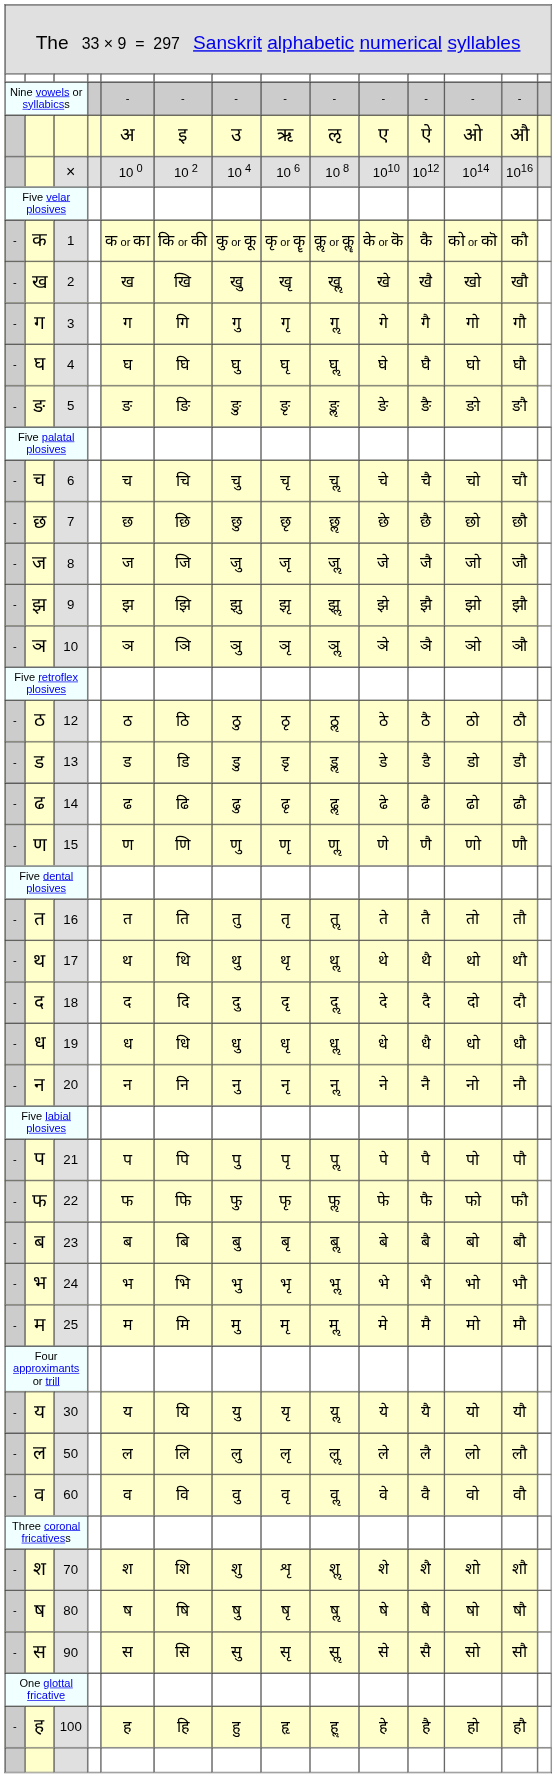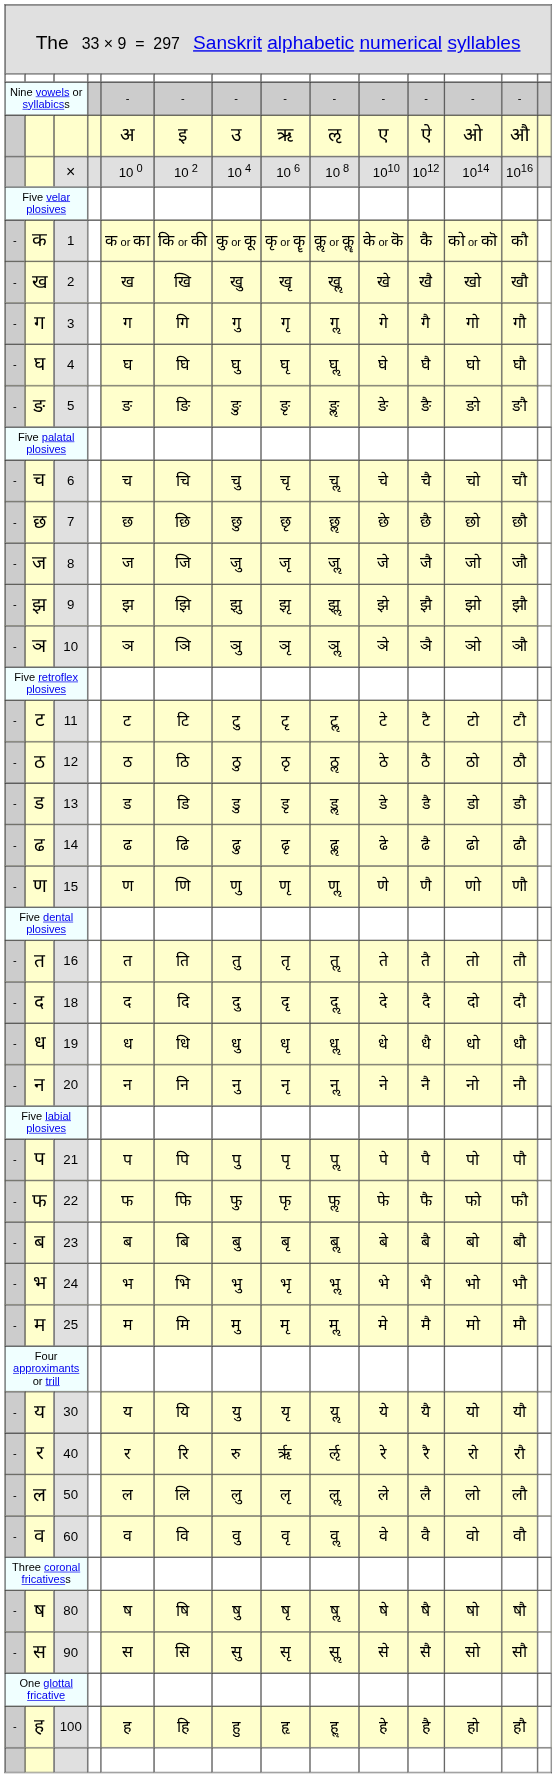+ row: (40, 720)
- row: (40, 960)
+ row: (40, 1453)
- row: (40, 1569)
